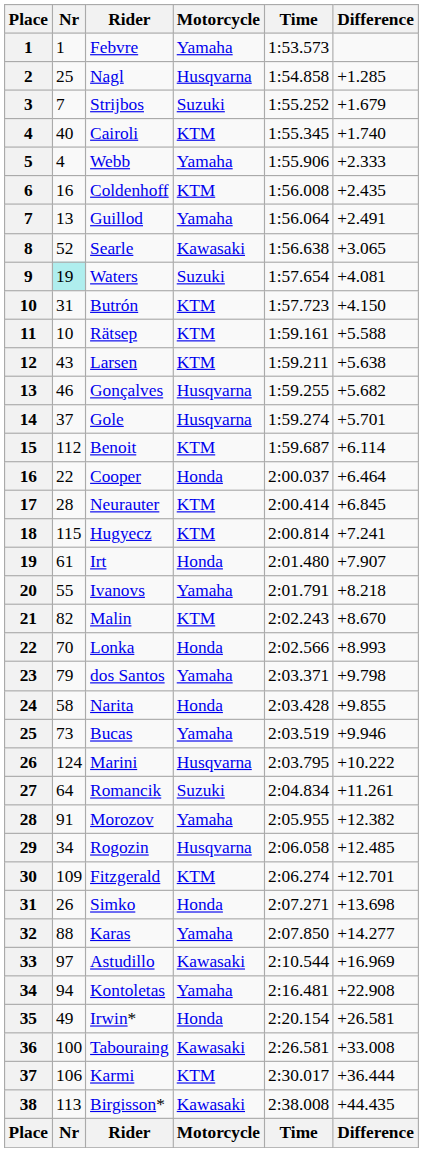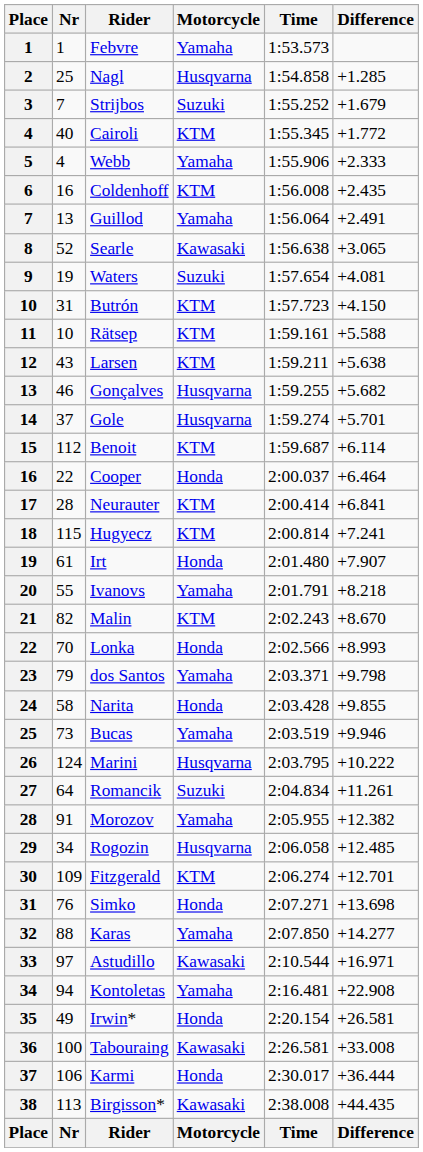(362, 133) +1.740 -> (362, 133) +1.772
(65, 276) paleturquoise background -> (65, 276) no background
(362, 504) +6.845 -> (362, 504) +6.841
(65, 904) 26 -> (65, 904) 76
(366, 961) +16.969 -> (366, 961) +16.971
(196, 1076) KTM -> (200, 1076) Honda
